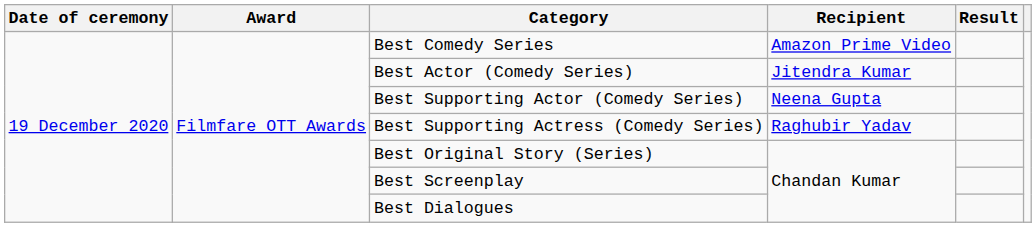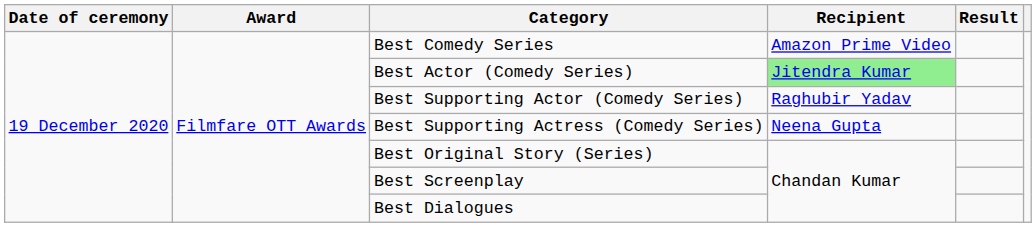(841, 72) no background -> (841, 72) lightgreen background
(826, 100) Neena Gupta -> (841, 100) Raghubir Yadav
(841, 127) Raghubir Yadav -> (826, 127) Neena Gupta
